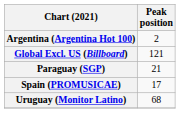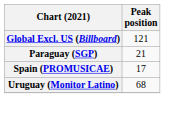- row: (71, 38)
